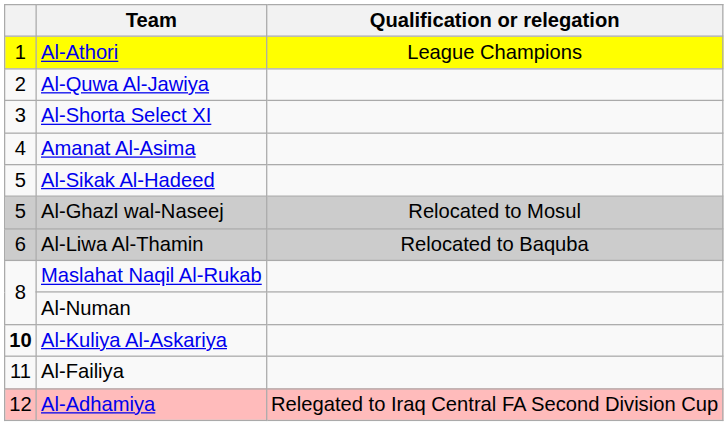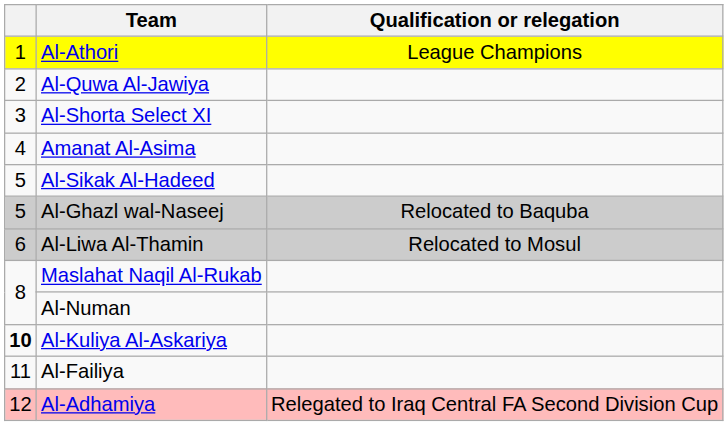(495, 212) Relocated to Mosul -> (495, 212) Relocated to Baquba
(495, 244) Relocated to Baquba -> (495, 244) Relocated to Mosul
